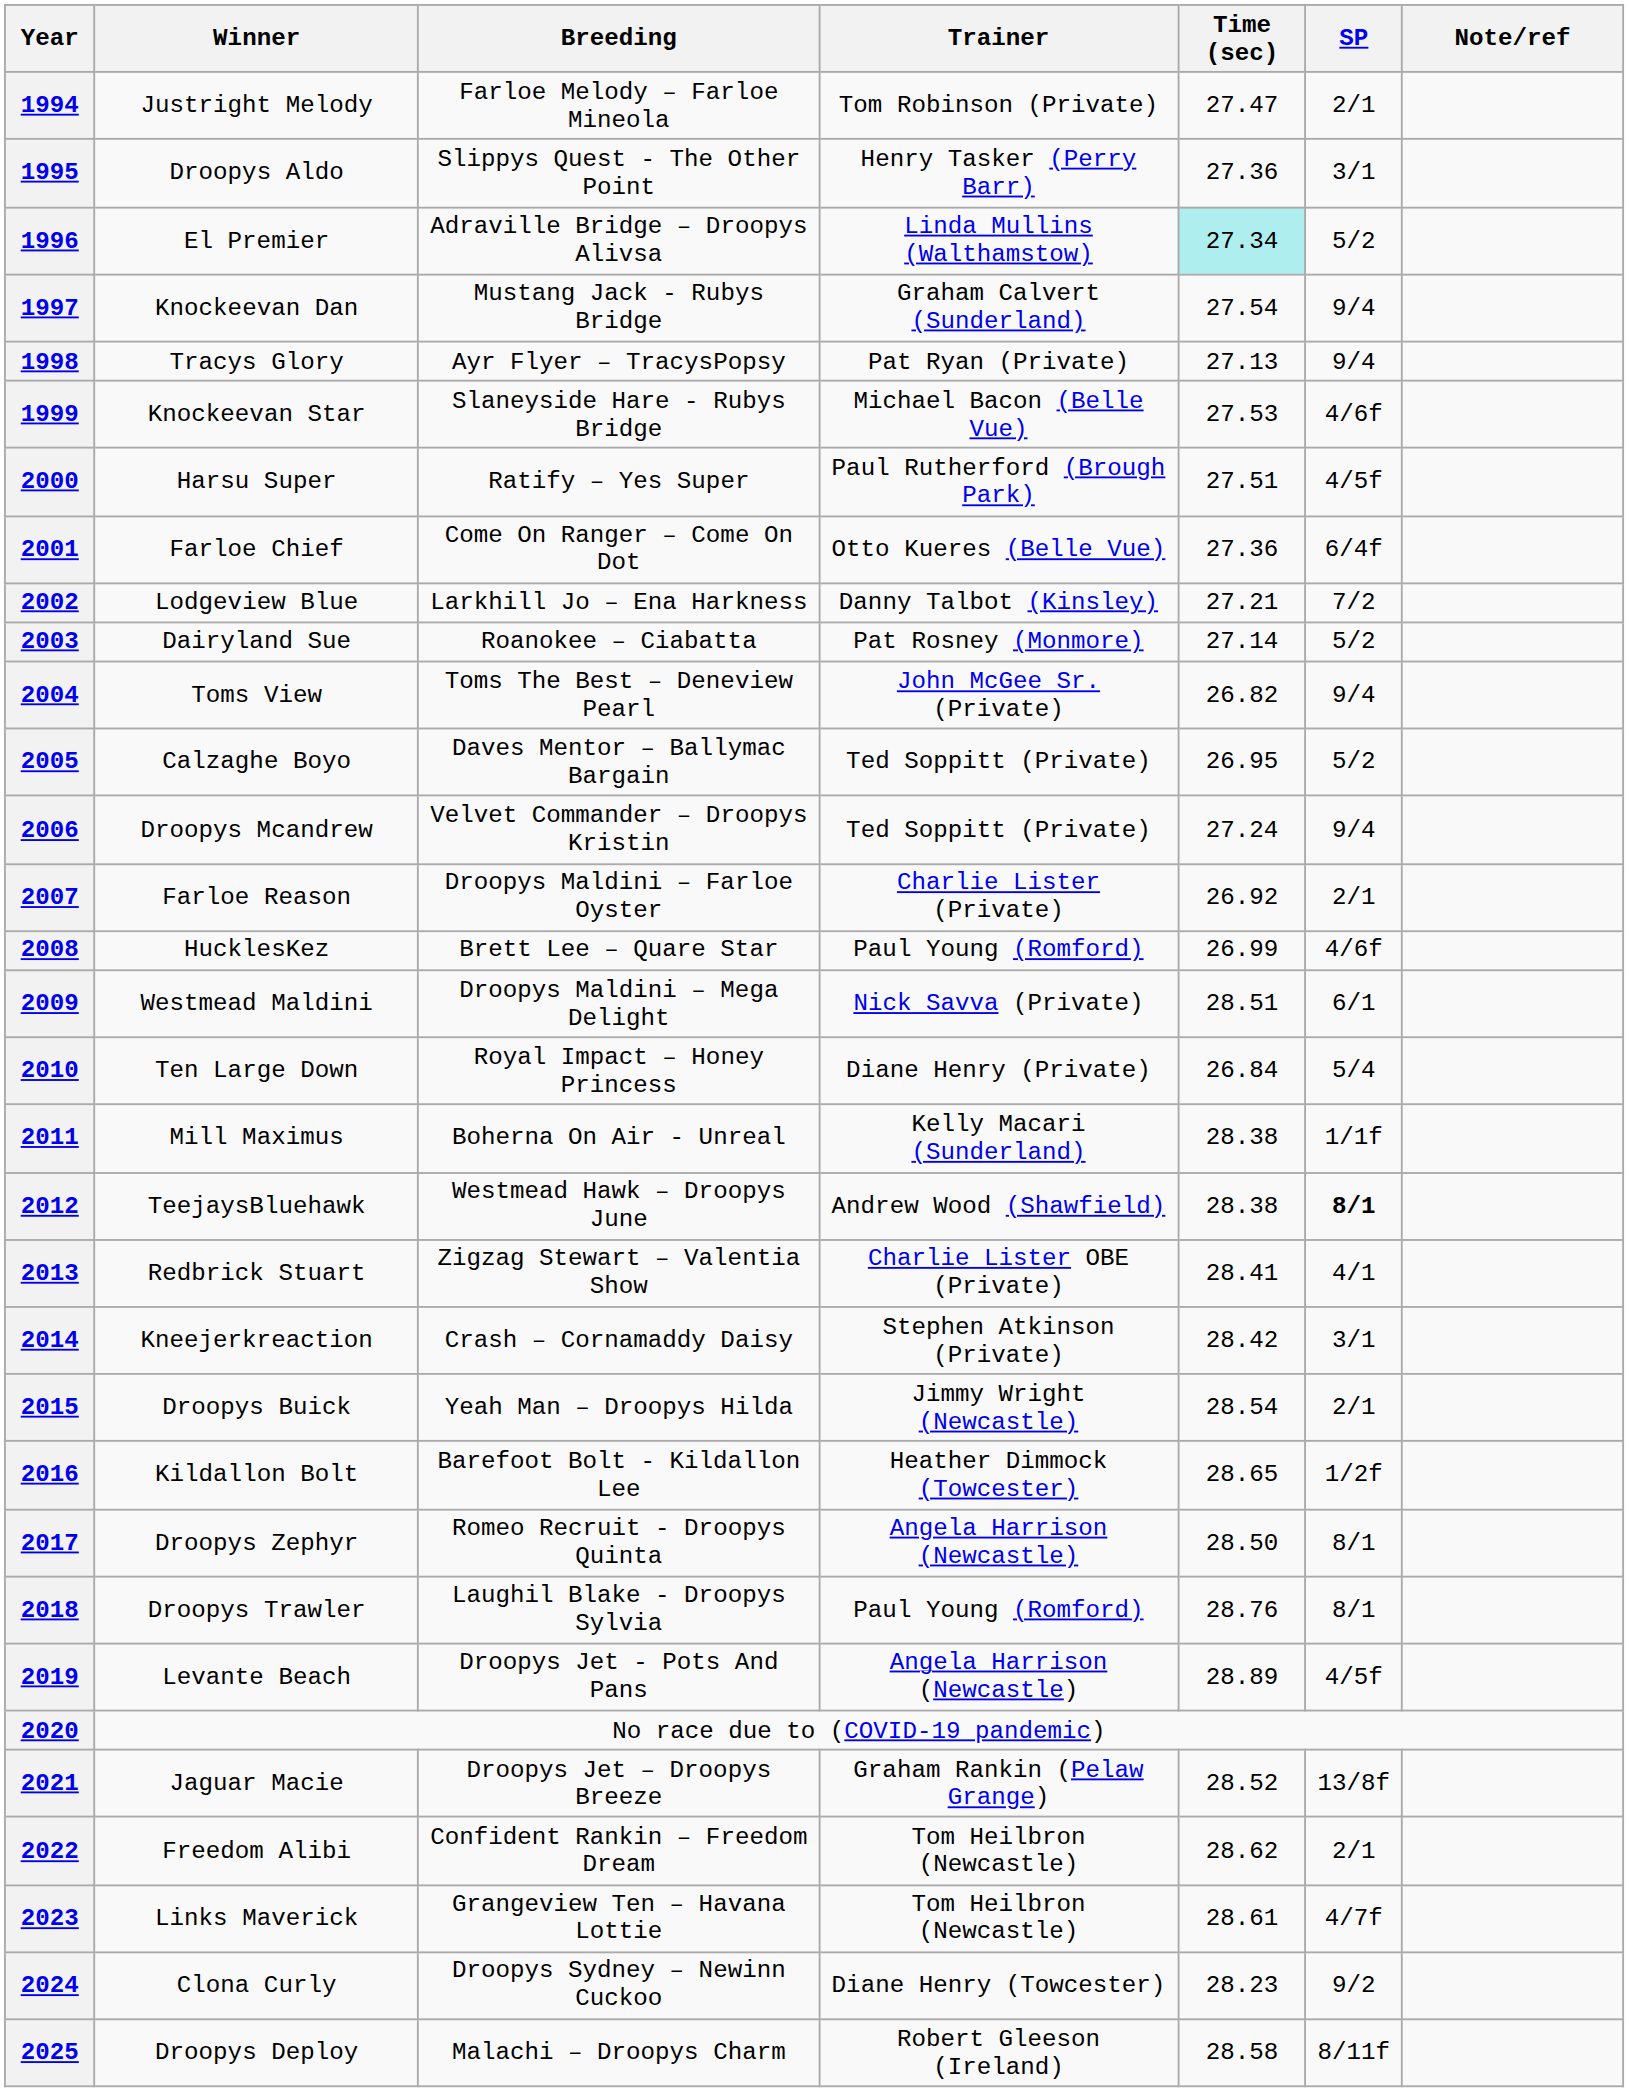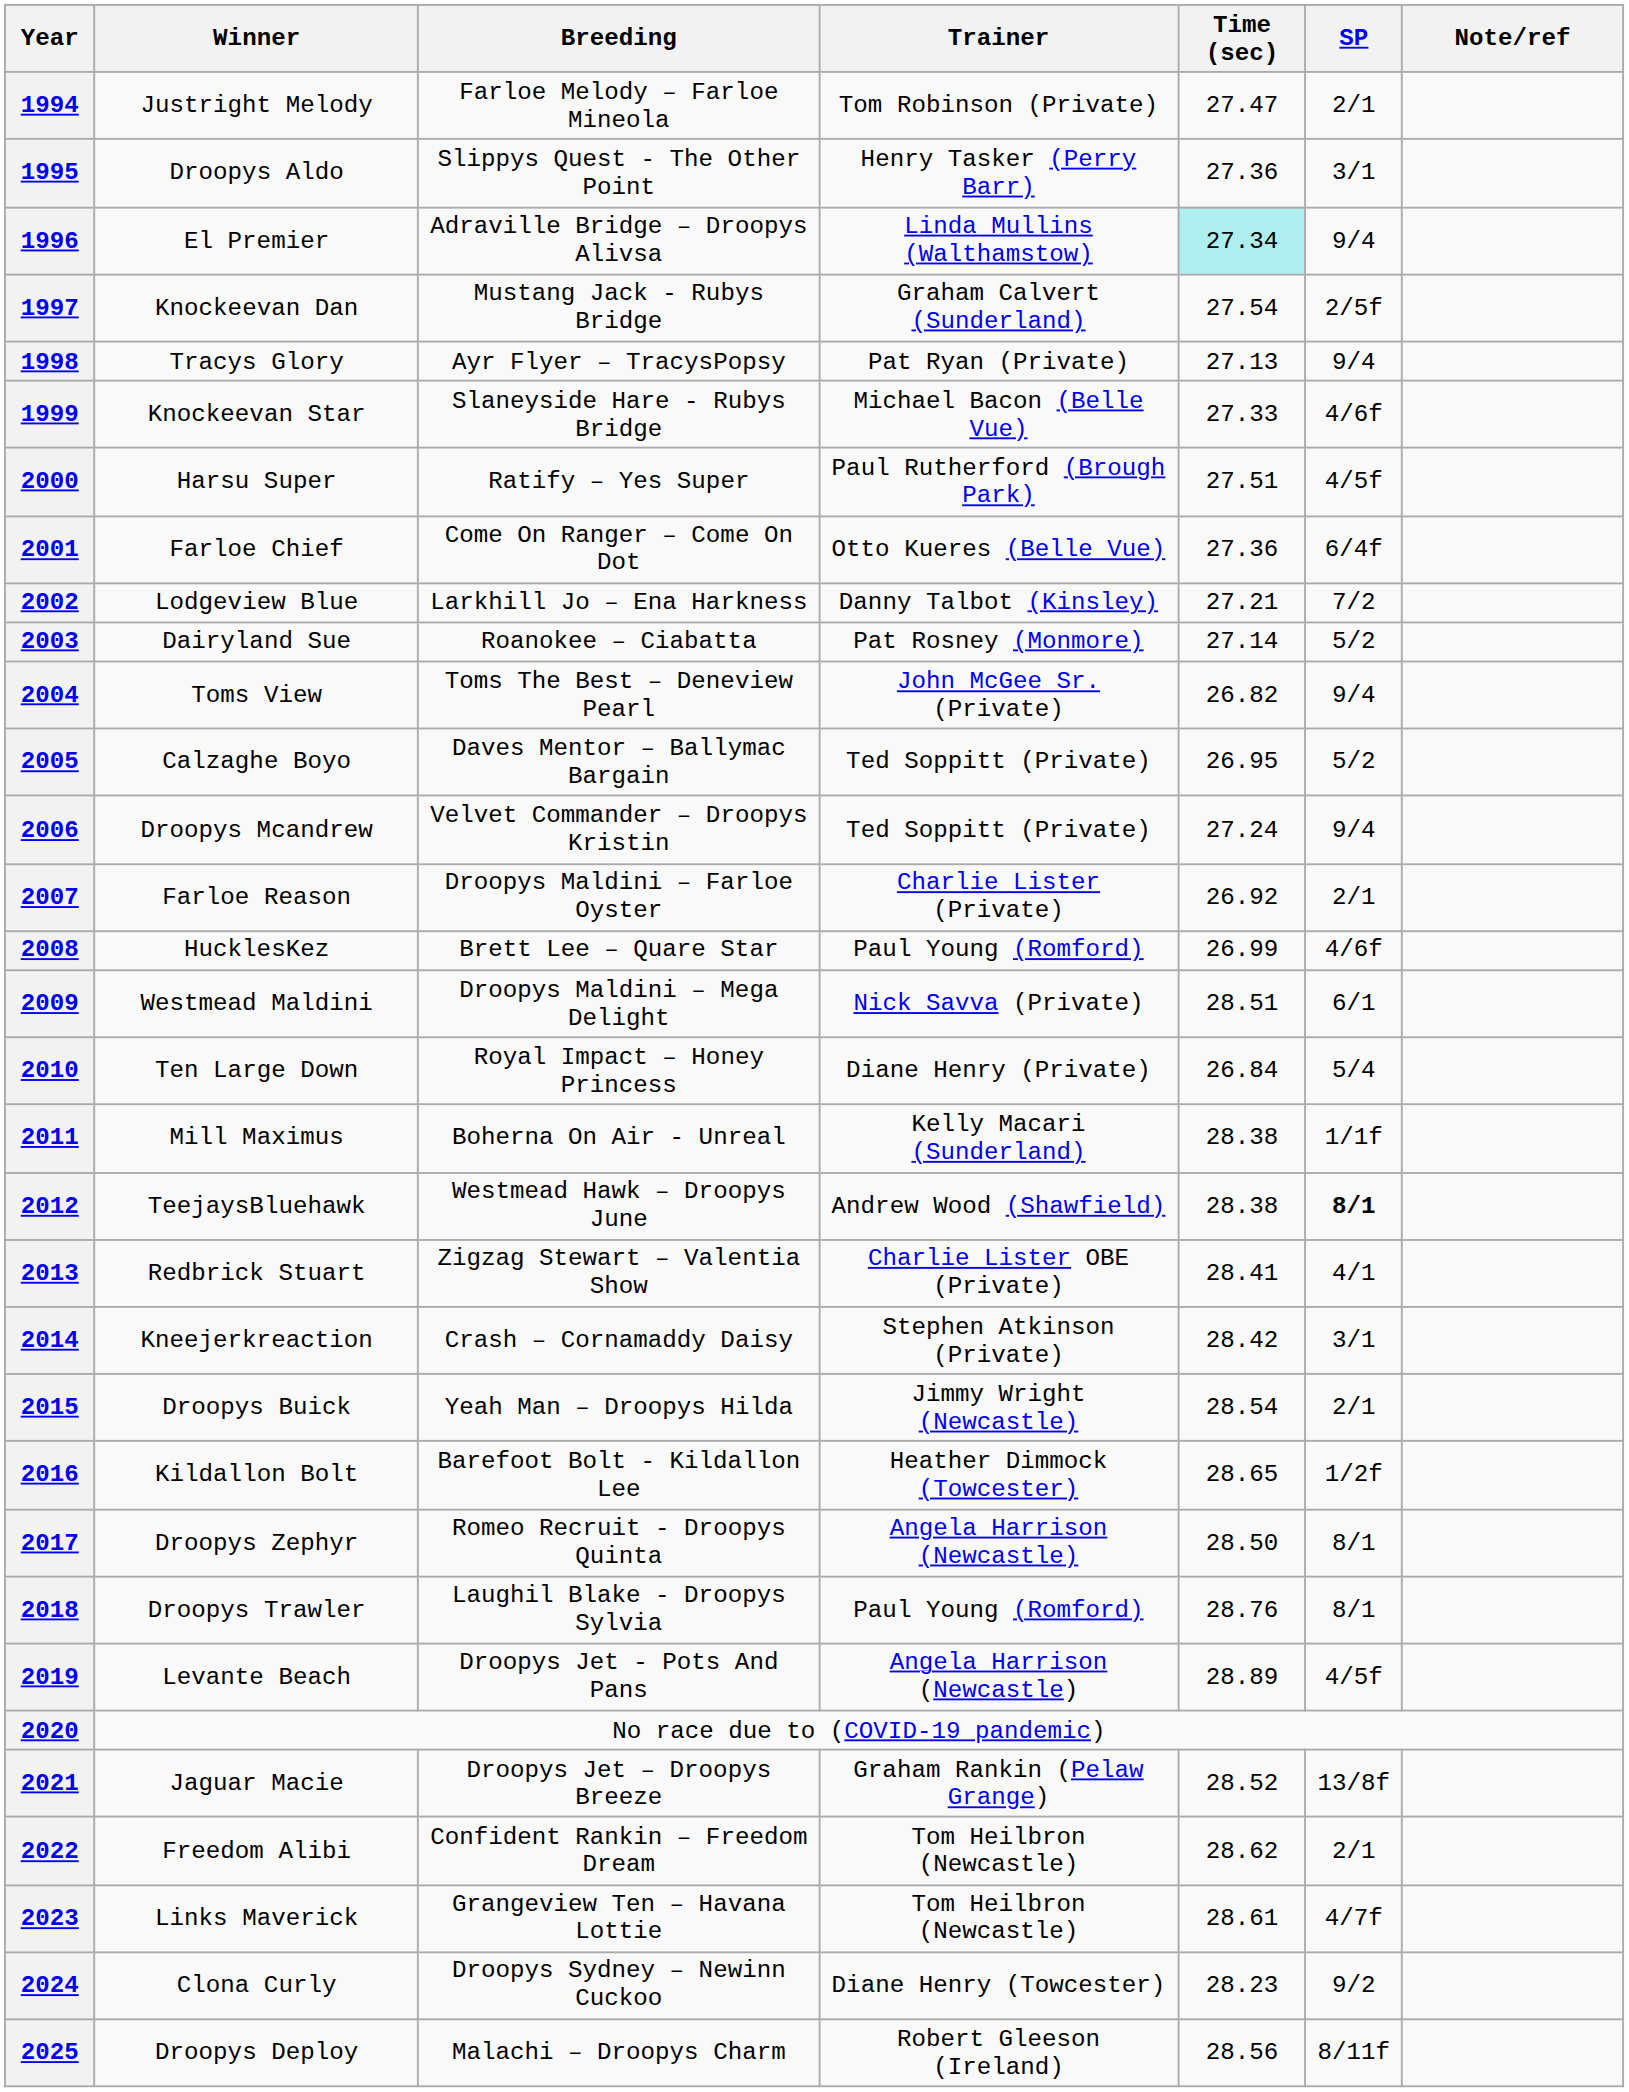(1354, 241) 5/2 -> (1354, 241) 9/4
(1354, 308) 9/4 -> (1354, 308) 2/5f
(1242, 415) 27.53 -> (1242, 415) 27.33
(1242, 2053) 28.58 -> (1242, 2053) 28.56
